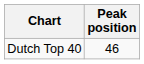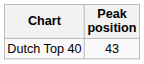(112, 48) 46 -> (112, 48) 43
